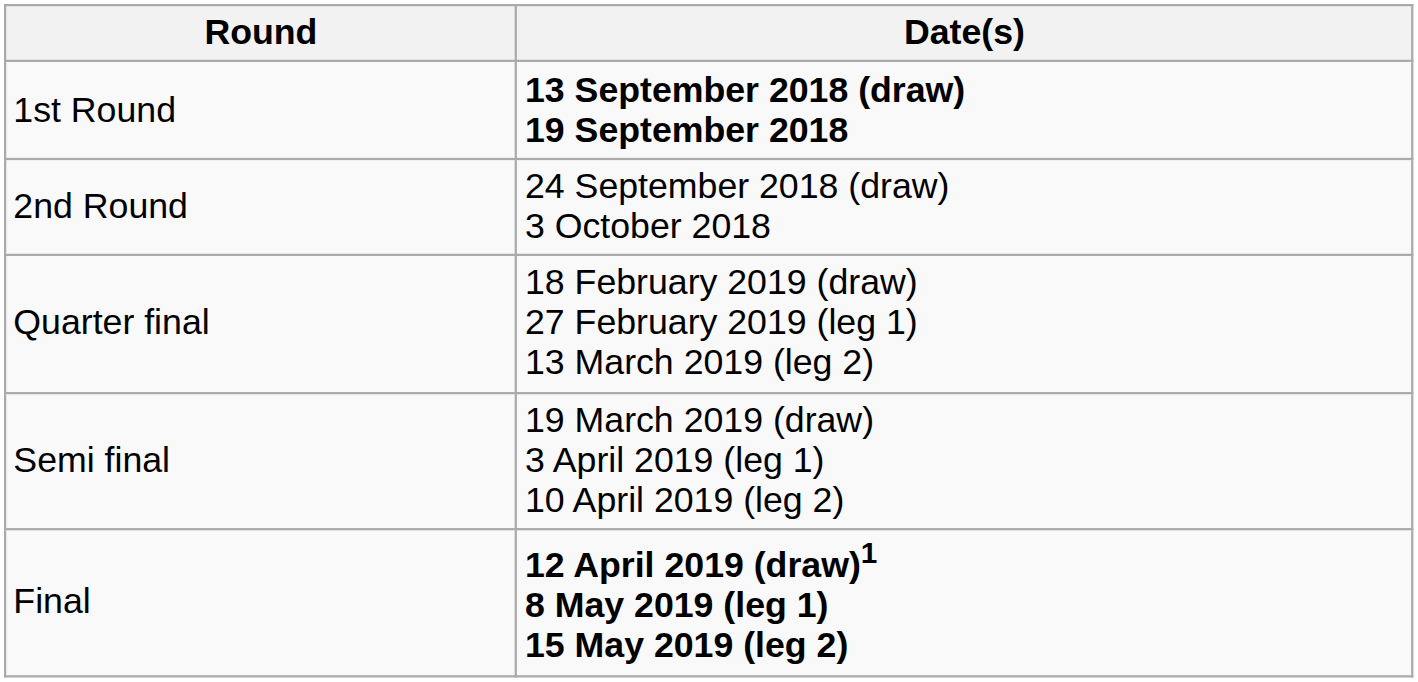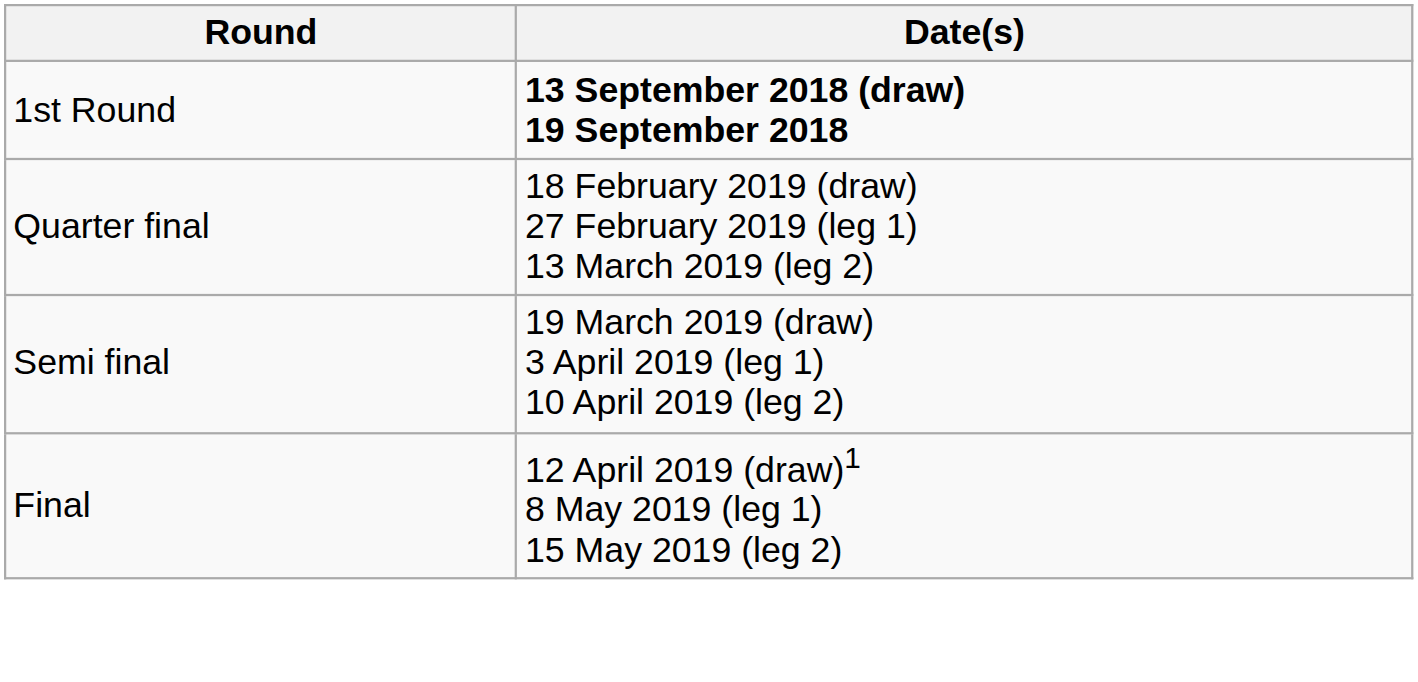- row: (101, 206)
(701, 601) bold -> (693, 504) normal
